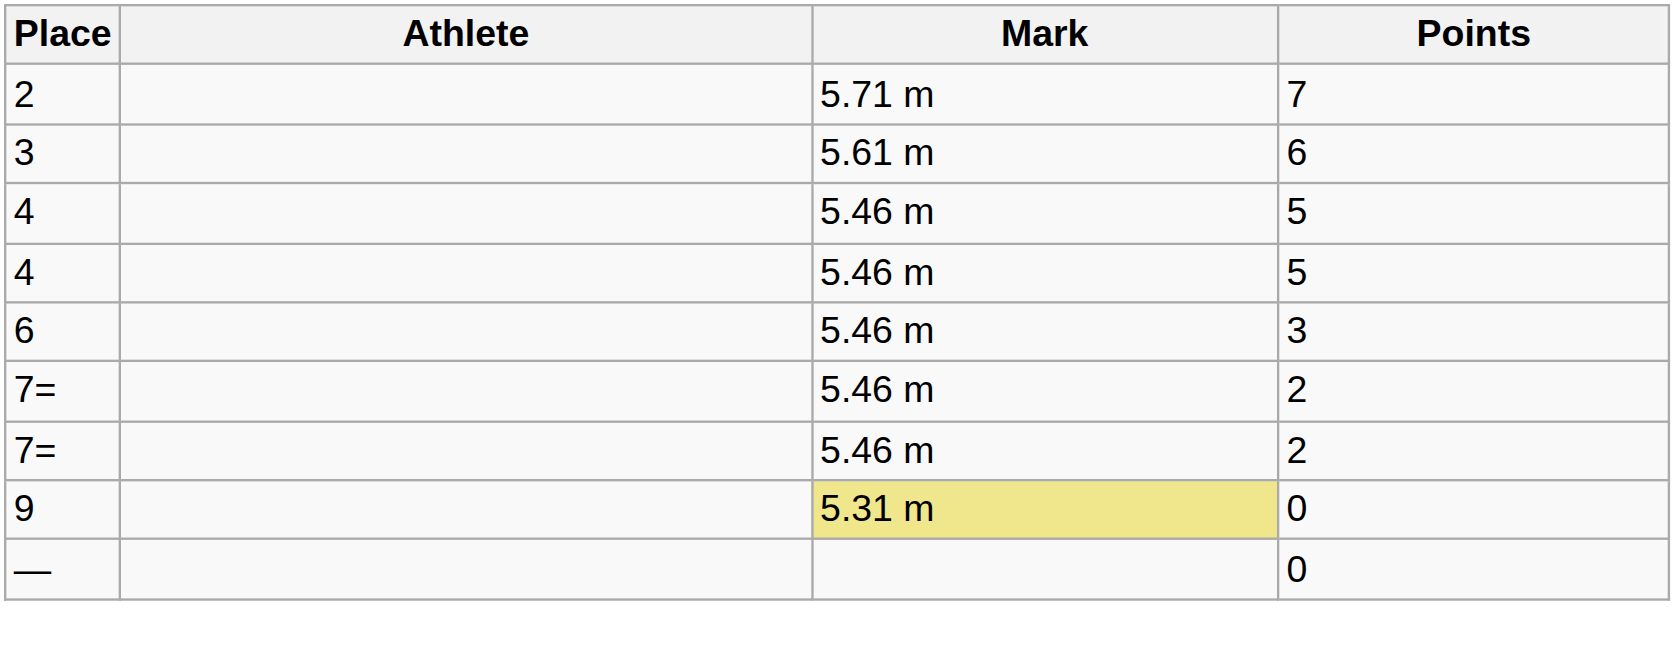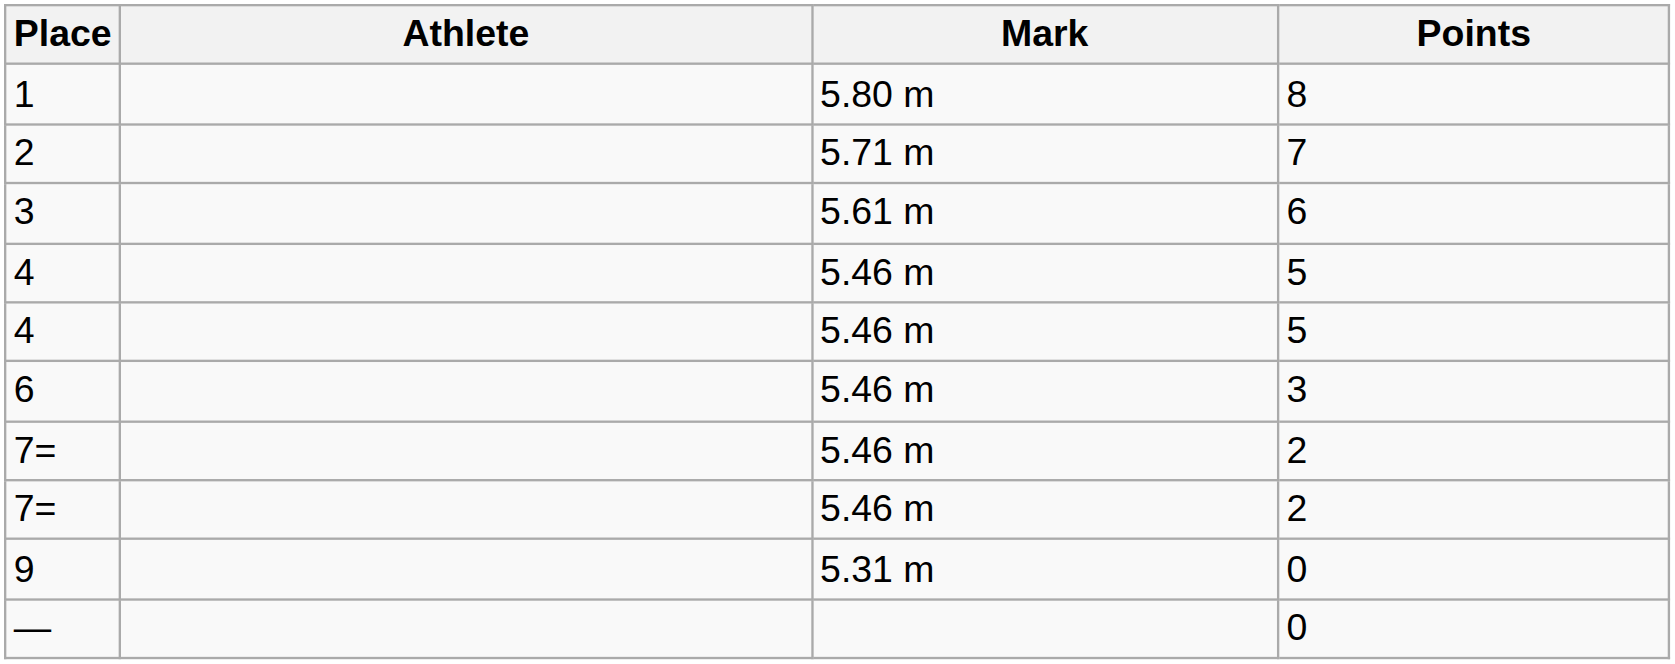+ row: (24, 93)
(877, 509) khaki background -> (877, 568) no background
